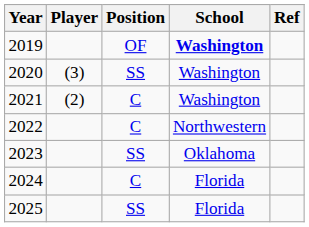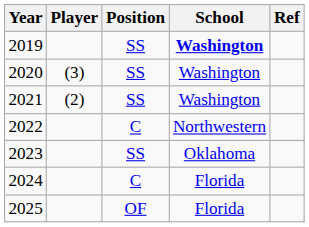(136, 45) OF -> (136, 45) SS
(136, 99) C -> (136, 99) SS
(136, 208) SS -> (136, 208) OF
